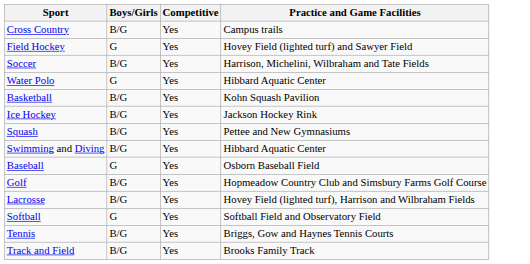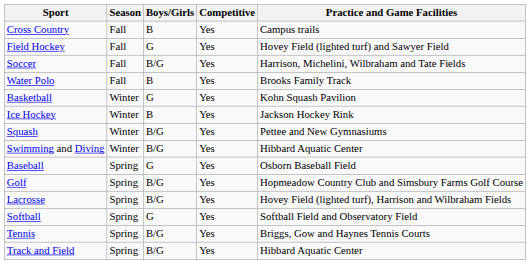+ column: (125, 13)
(118, 30) B/G -> (150, 30) B
(113, 81) G -> (150, 81) B
(275, 81) Hibbard Aquatic Center -> (306, 81) Brooks Family Track
(118, 98) B/G -> (150, 98) G
(118, 115) B/G -> (150, 115) B
(269, 251) Brooks Family Track -> (311, 251) Hibbard Aquatic Center
